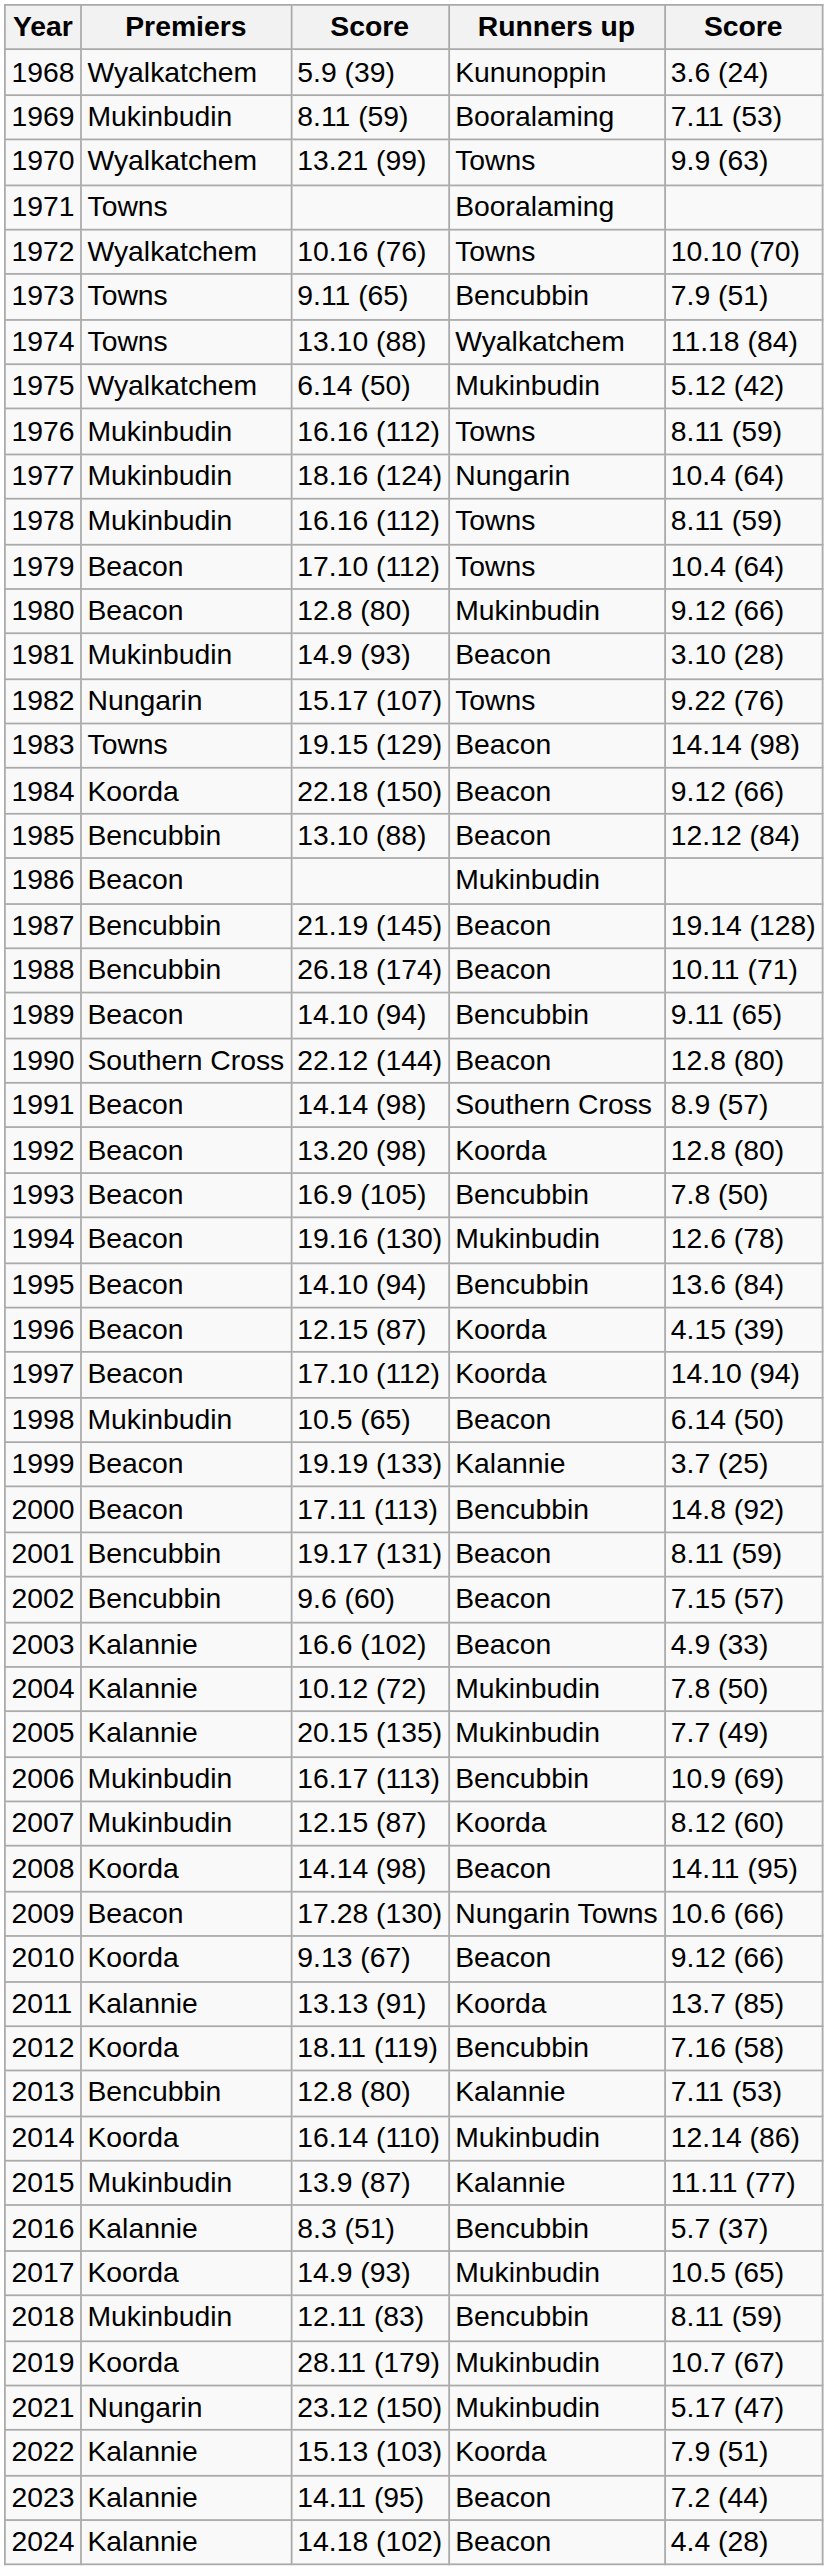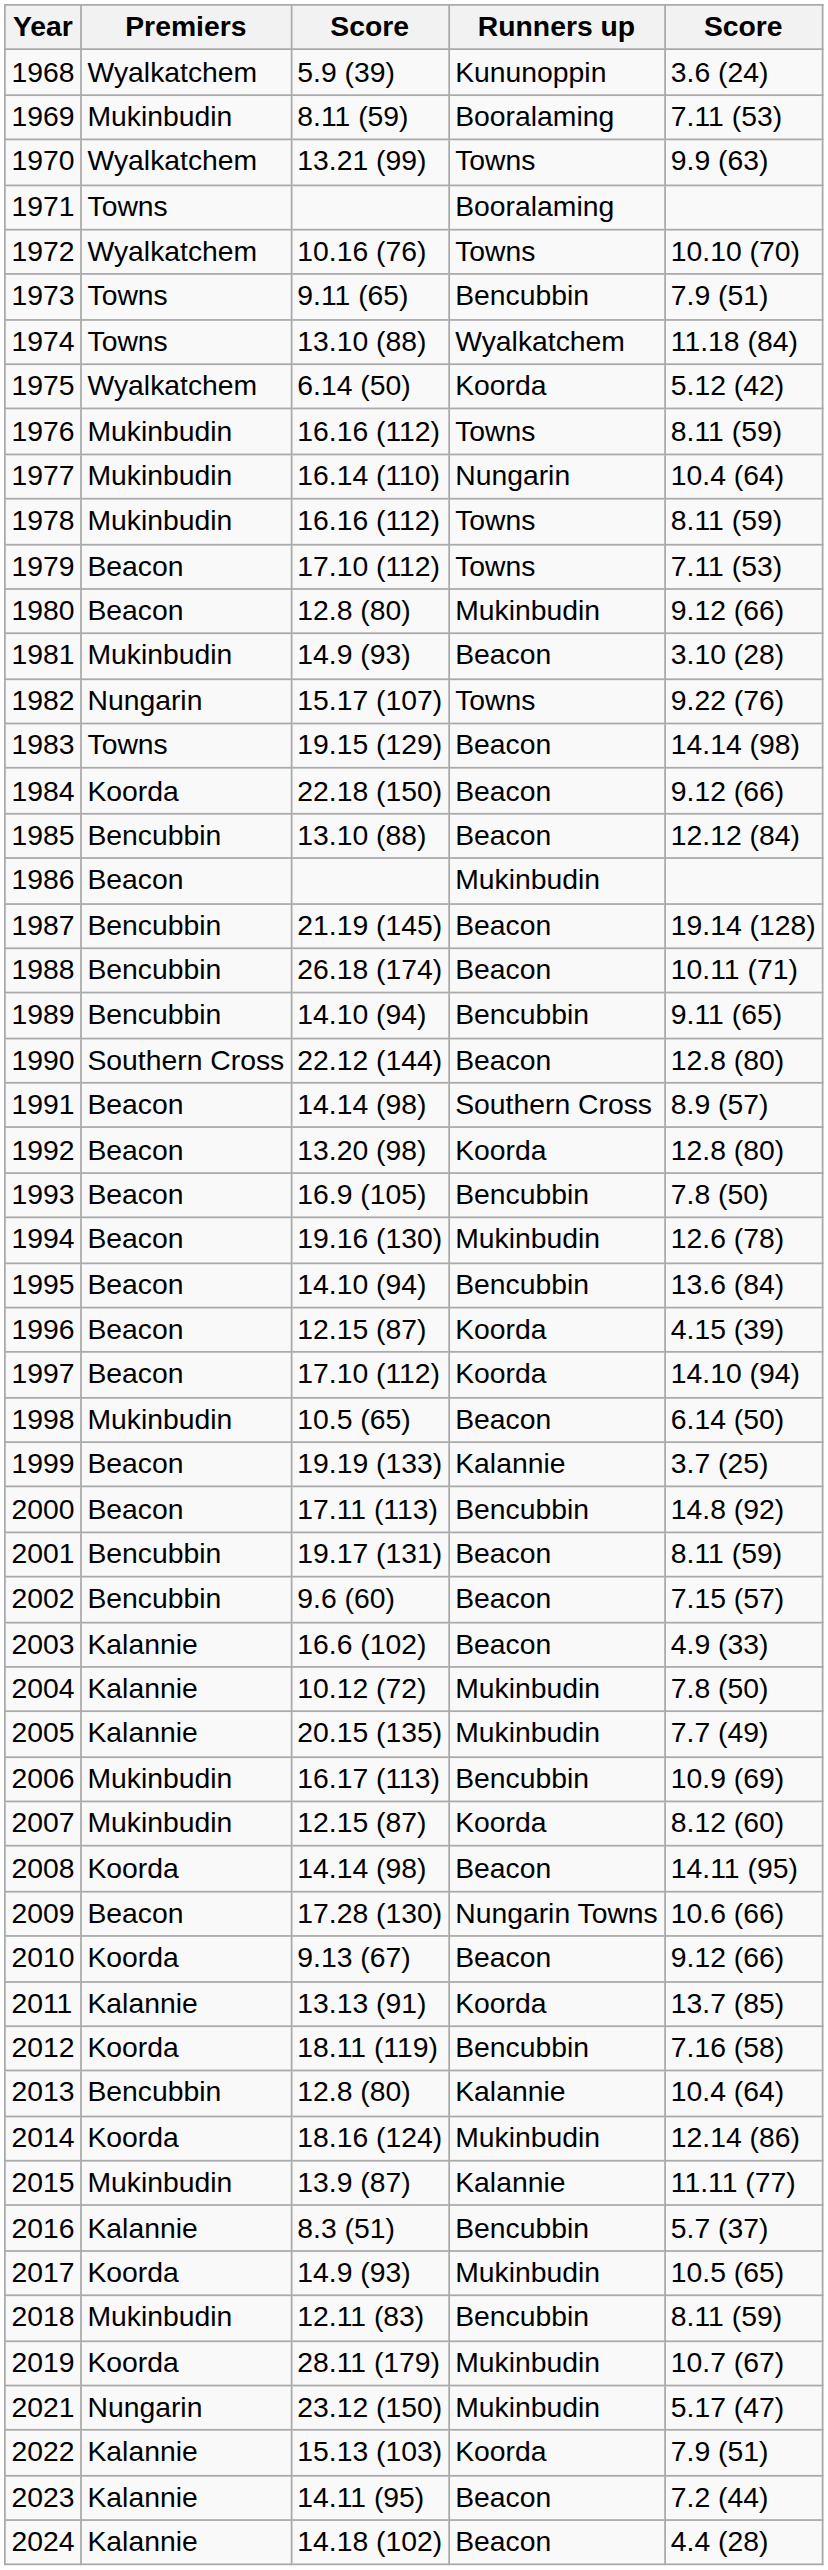(528, 386) Mukinbudin -> (501, 386) Koorda
(370, 476) 18.16 (124) -> (369, 476) 16.14 (110)
(728, 565) 10.4 (64) -> (726, 565) 7.11 (53)
(135, 1015) Beacon -> (154, 1015) Bencubbin
(726, 2092) 7.11 (53) -> (728, 2092) 10.4 (64)
(369, 2137) 16.14 (110) -> (370, 2137) 18.16 (124)
